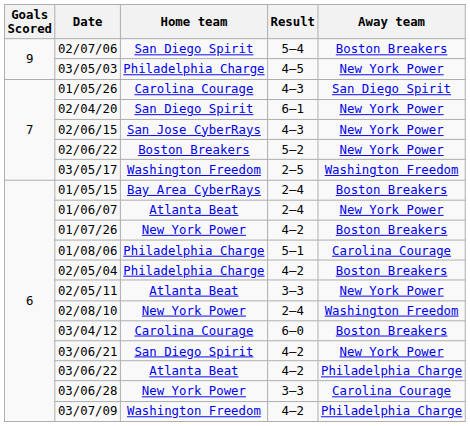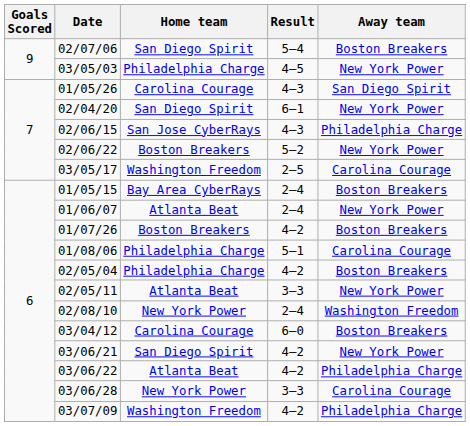(392, 129) New York Power -> (392, 129) Philadelphia Charge
(392, 170) Washington Freedom -> (392, 170) Carolina Courage
(194, 230) New York Power -> (194, 230) Boston Breakers
